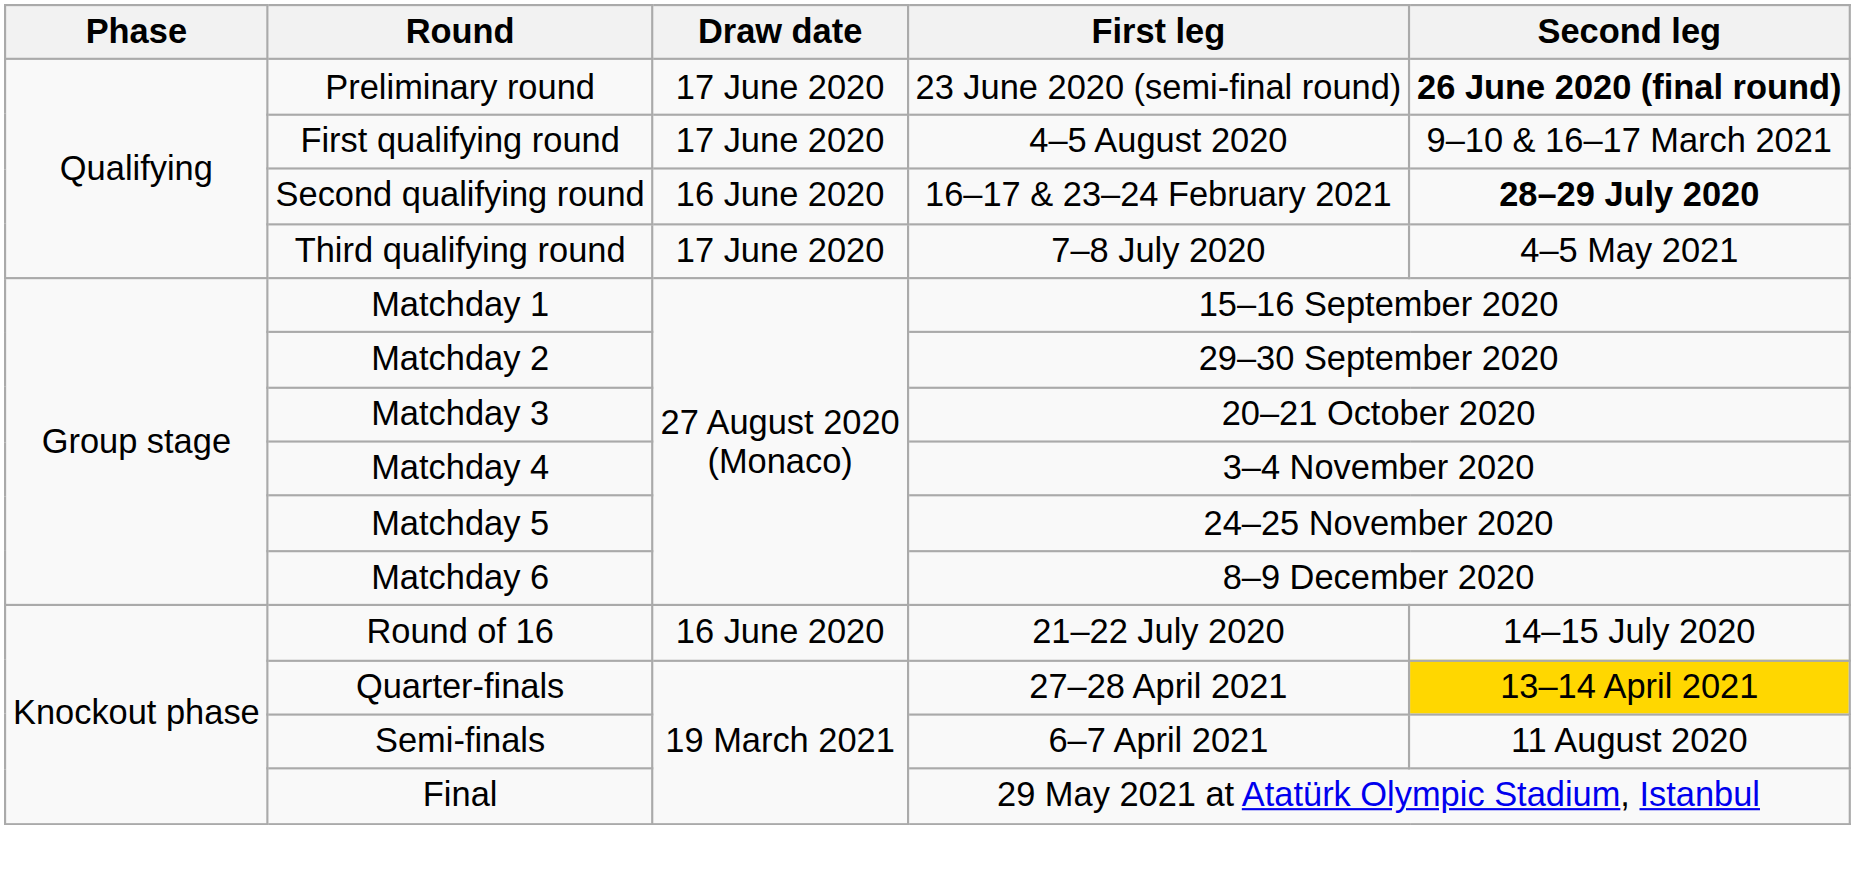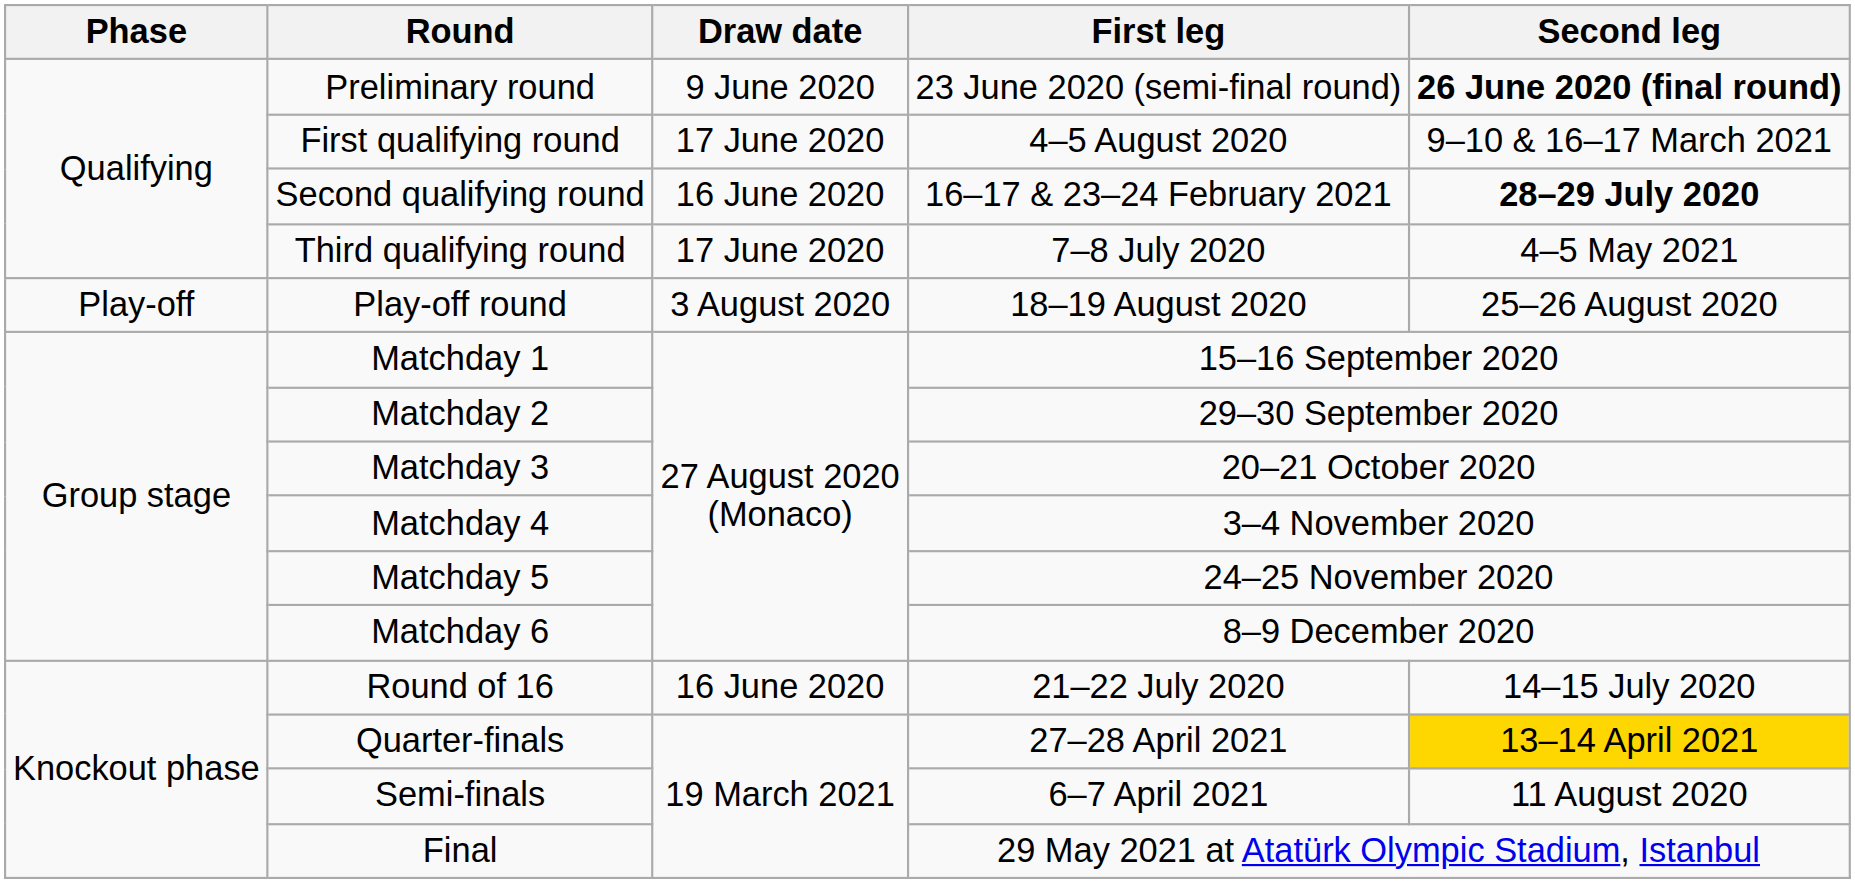(780, 86) 17 June 2020 -> (780, 86) 9 June 2020
+ row: (460, 304)
